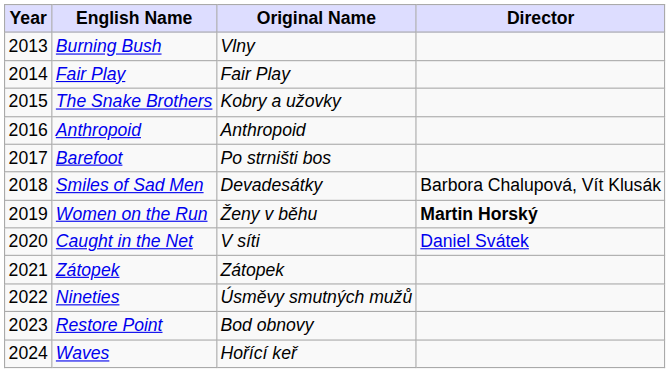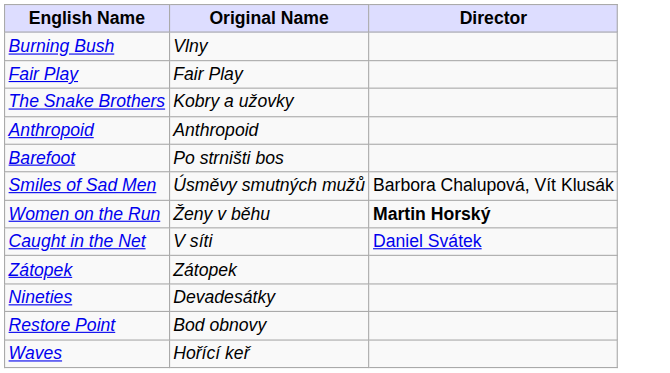- column: (28, 18)
(271, 185) Devadesátky -> (269, 185) Úsměvy smutných mužů
(316, 297) Úsměvy smutných mužů -> (224, 297) Devadesátky
